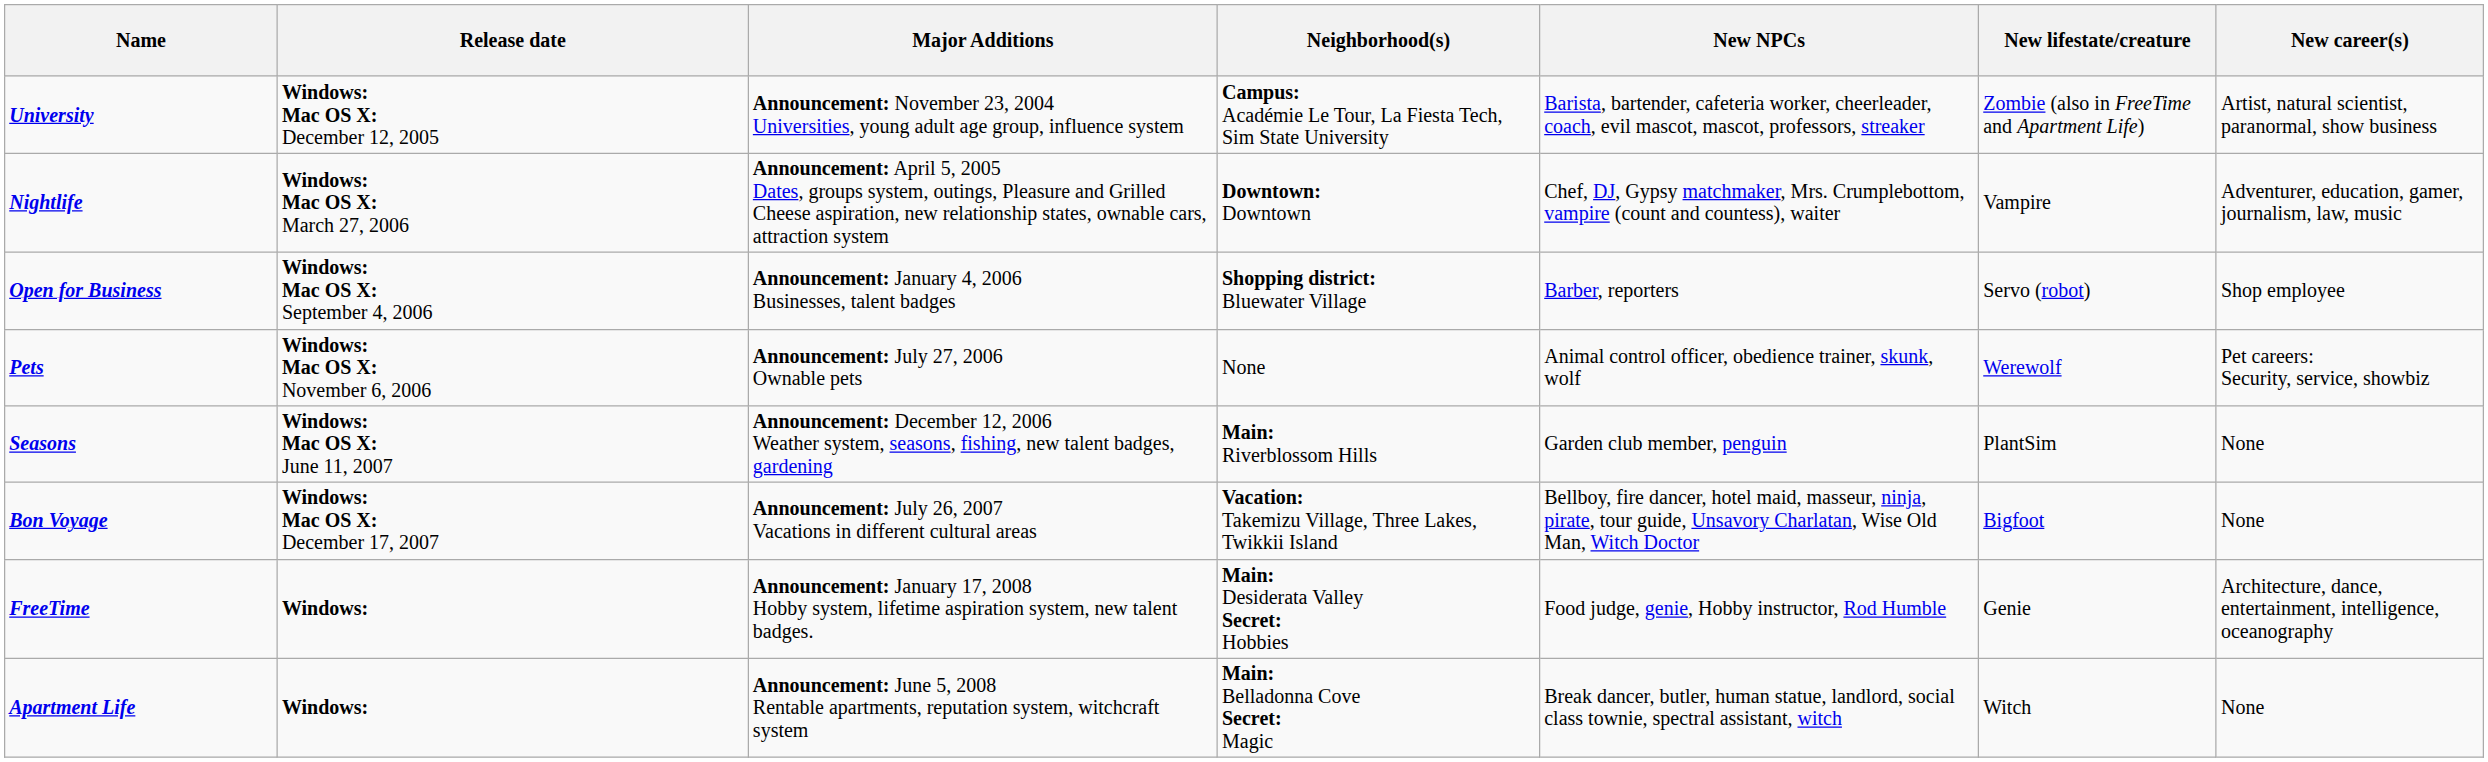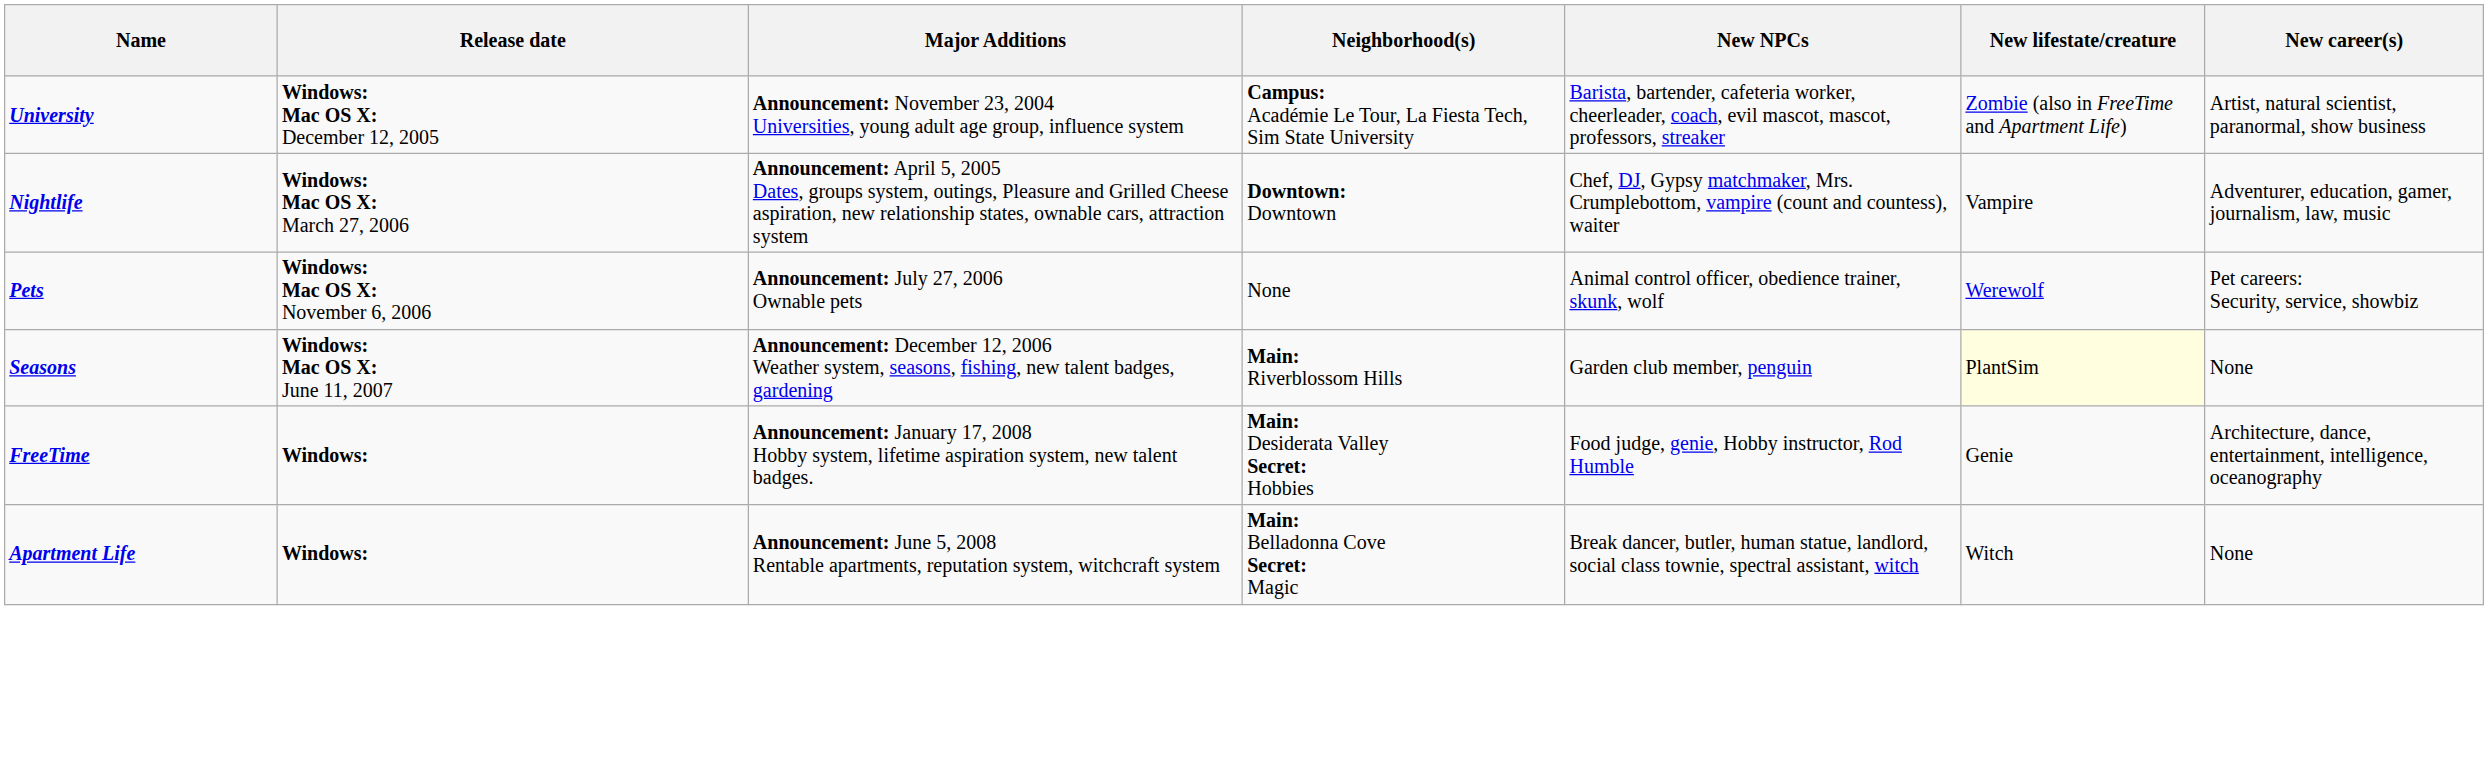- row: (85, 290)
(2020, 443) no background -> (2002, 367) lightyellow background
- row: (58, 520)
